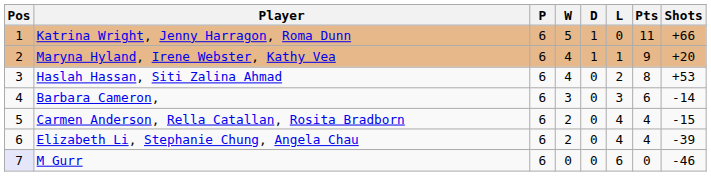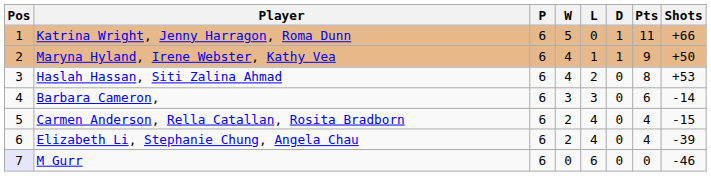columns swapped: (594, 15) <-> (619, 15)
(684, 56) +20 -> (684, 56) +50
